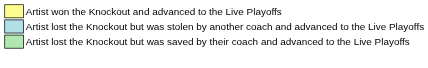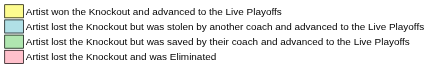+ row: (121, 57)
